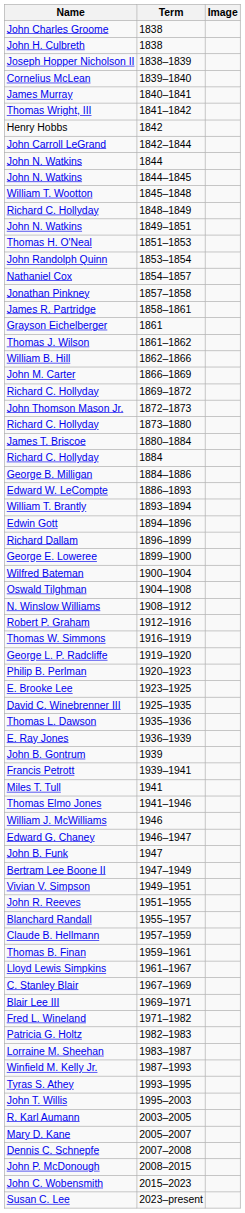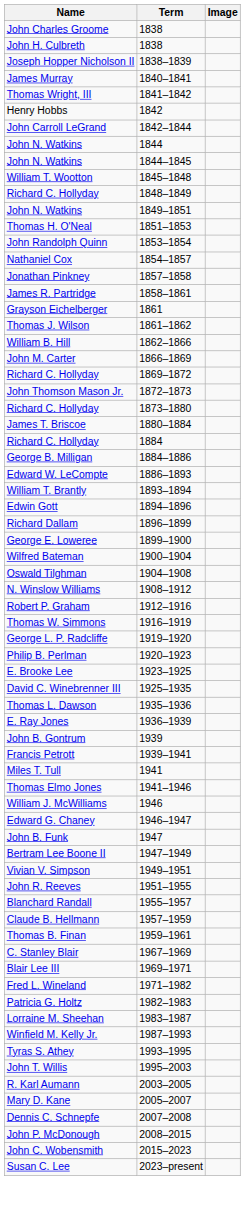- row: (49, 78)
- row: (56, 969)
